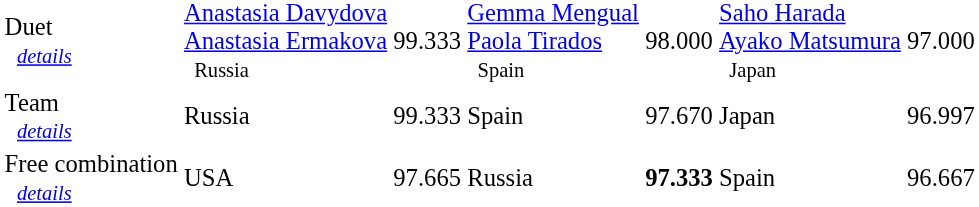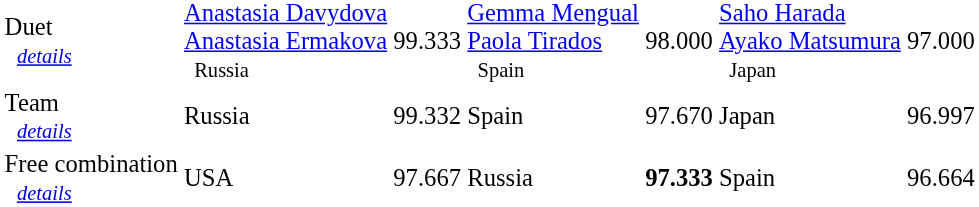(427, 116) 99.333 -> (427, 116) 99.332
(427, 177) 97.665 -> (427, 177) 97.667
(941, 177) 96.667 -> (941, 177) 96.664
